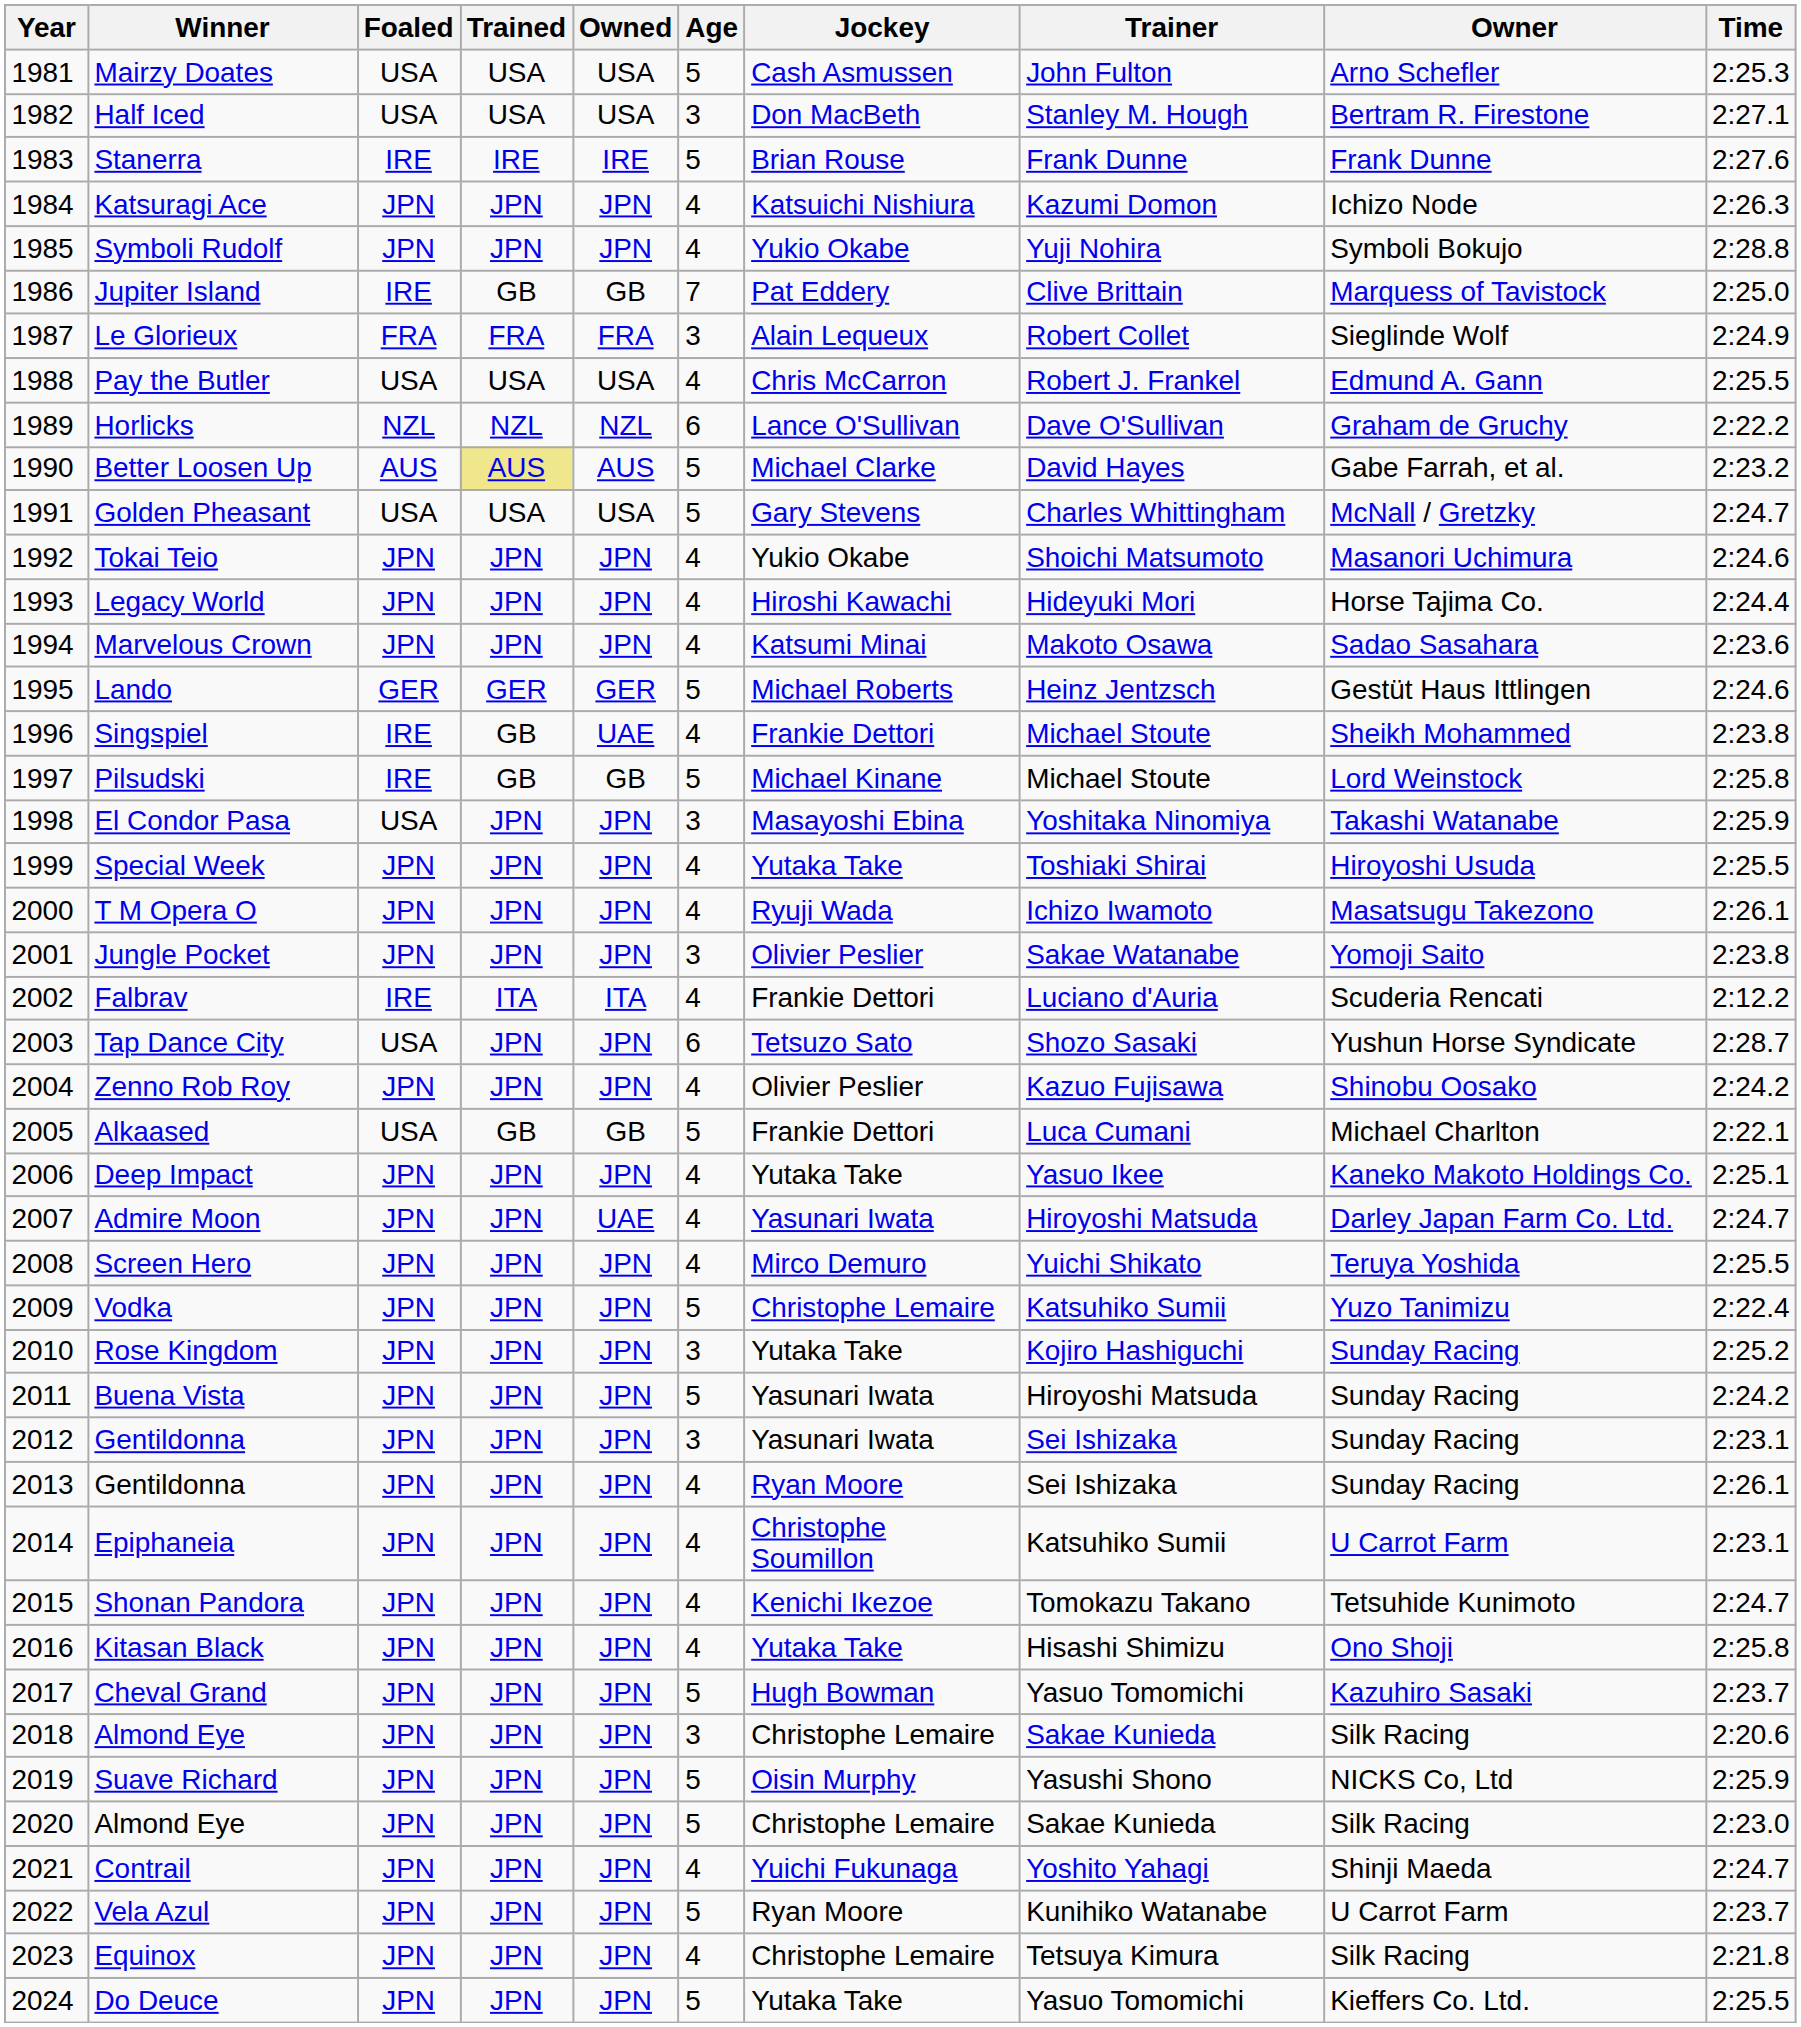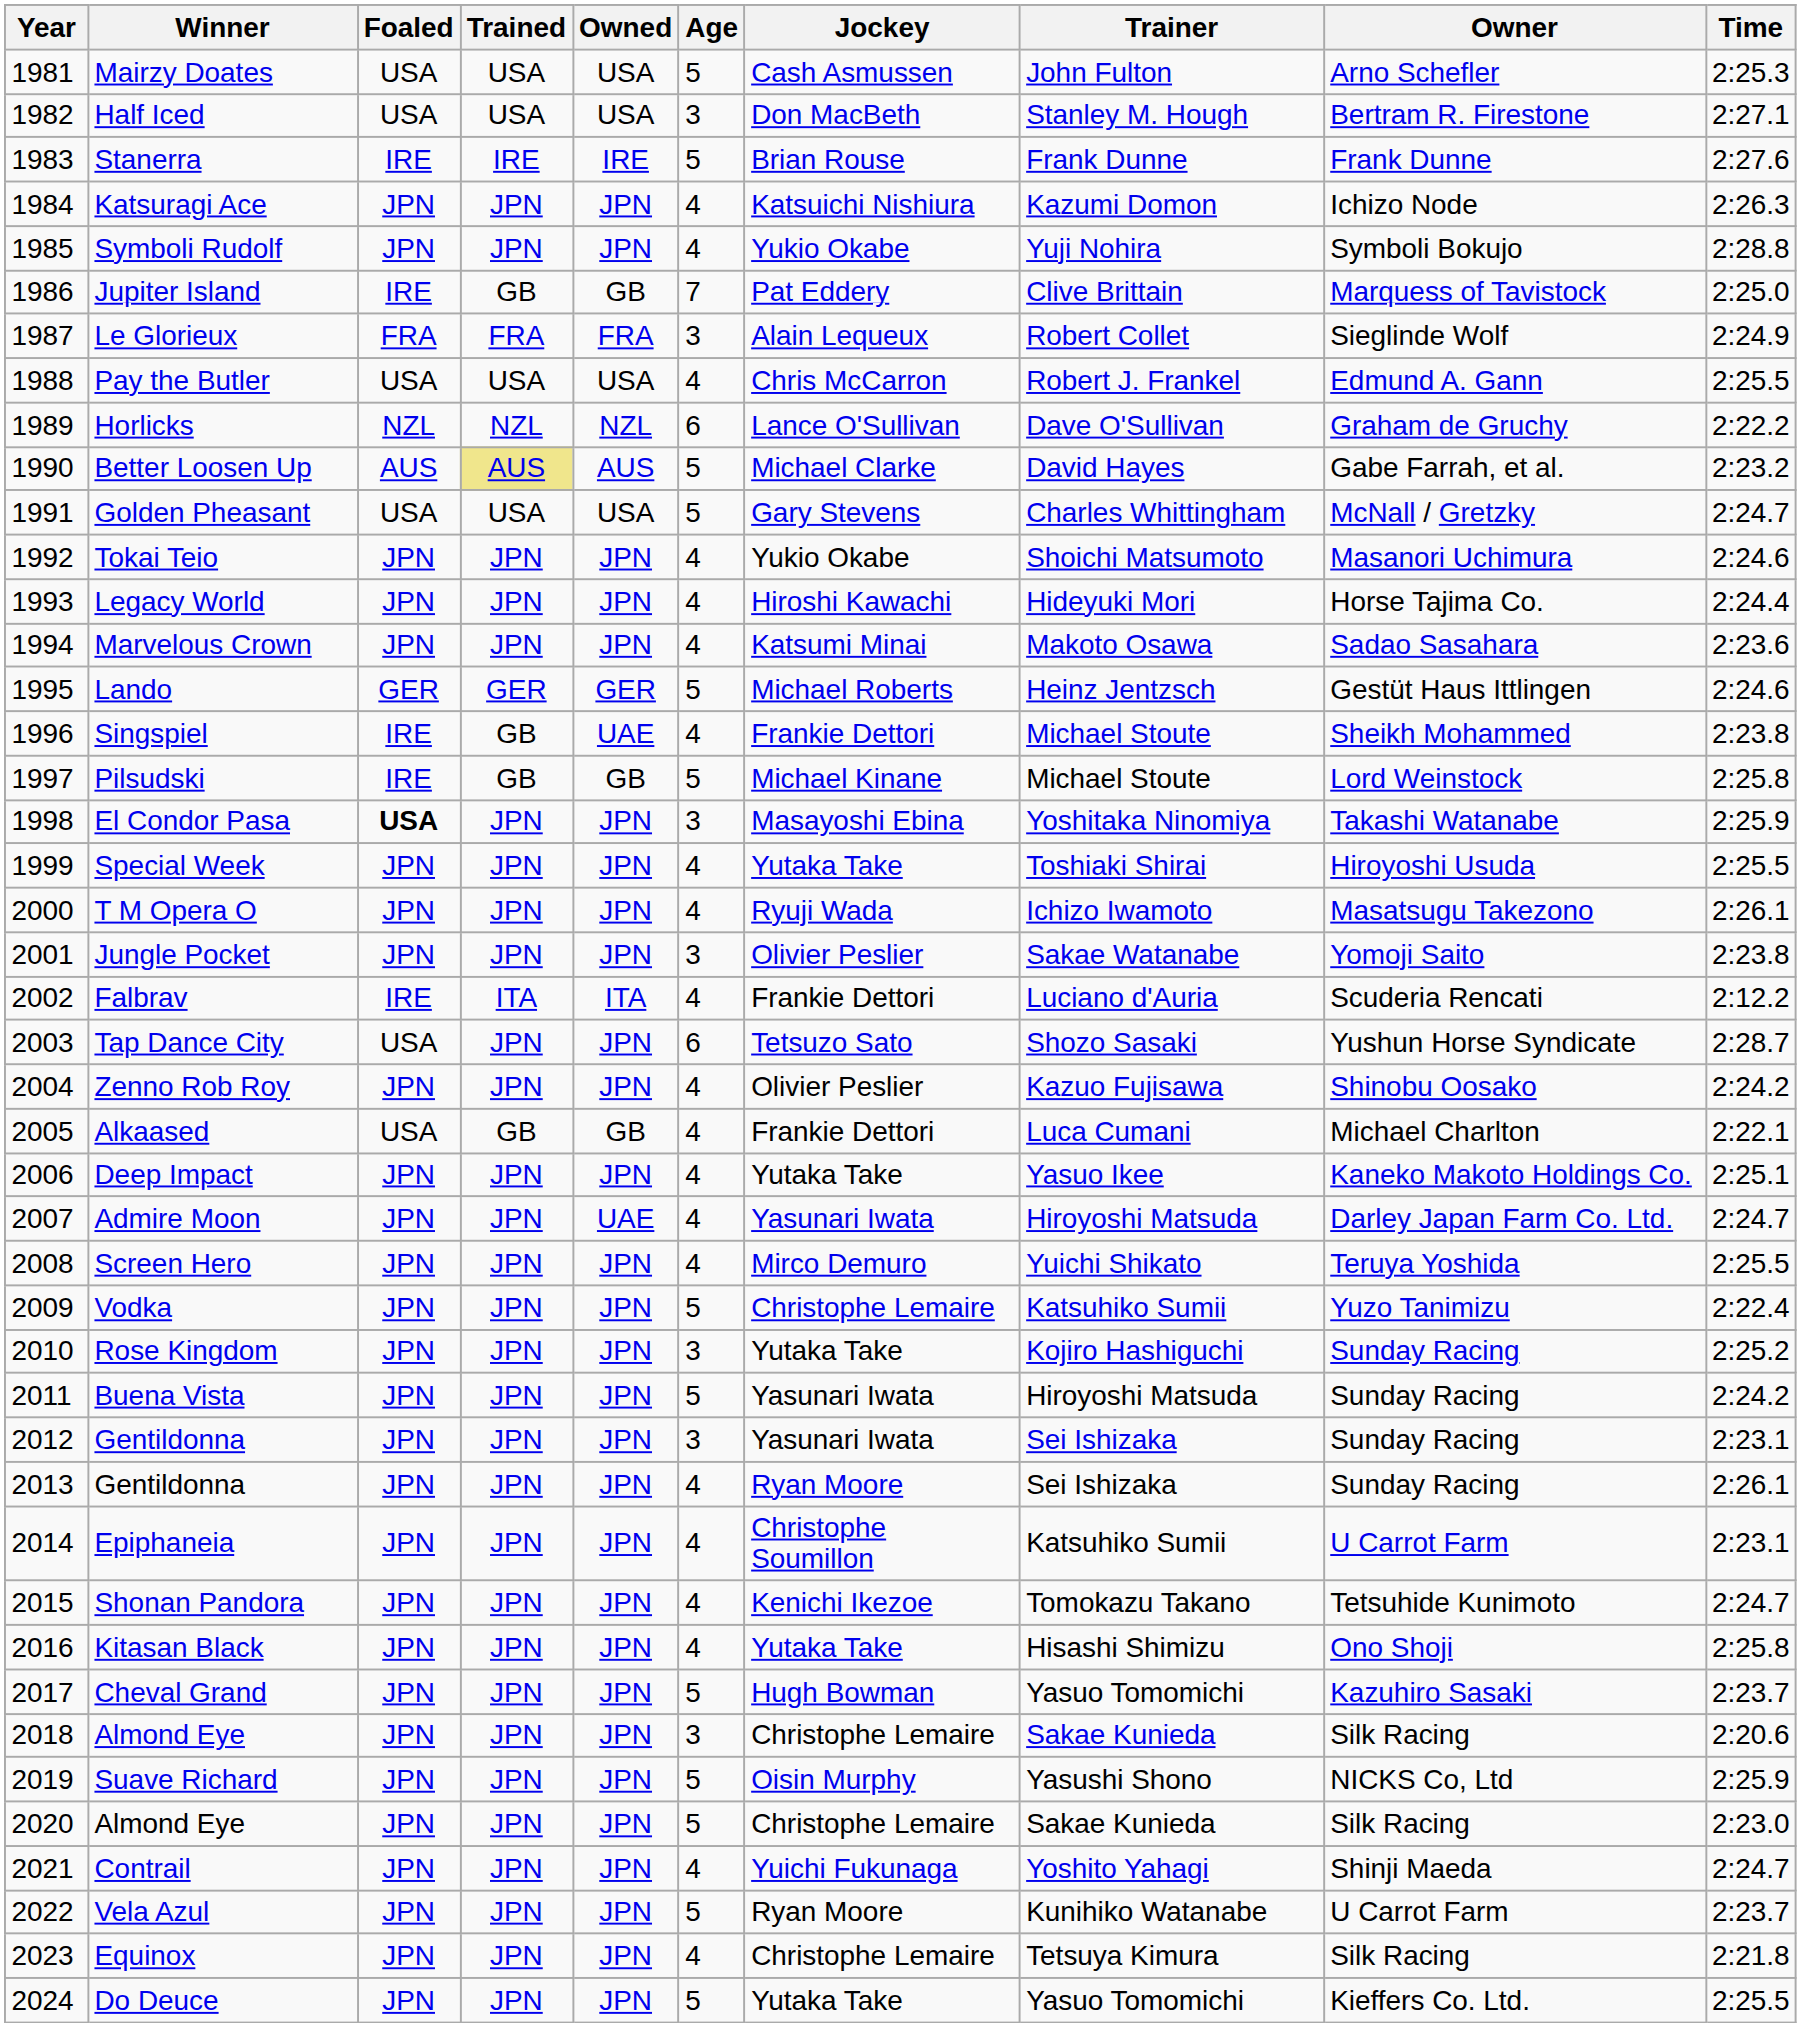(409, 822) normal -> (409, 822) bold
(693, 1131) 5 -> (693, 1131) 4
